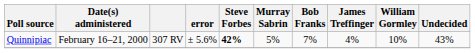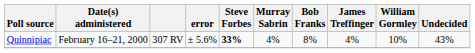(232, 39) 42% -> (232, 39) 33%
(273, 39) 5% -> (273, 39) 4%
(310, 39) 7% -> (310, 39) 8%
